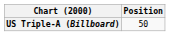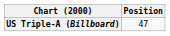(143, 24) 50 -> (143, 24) 47
